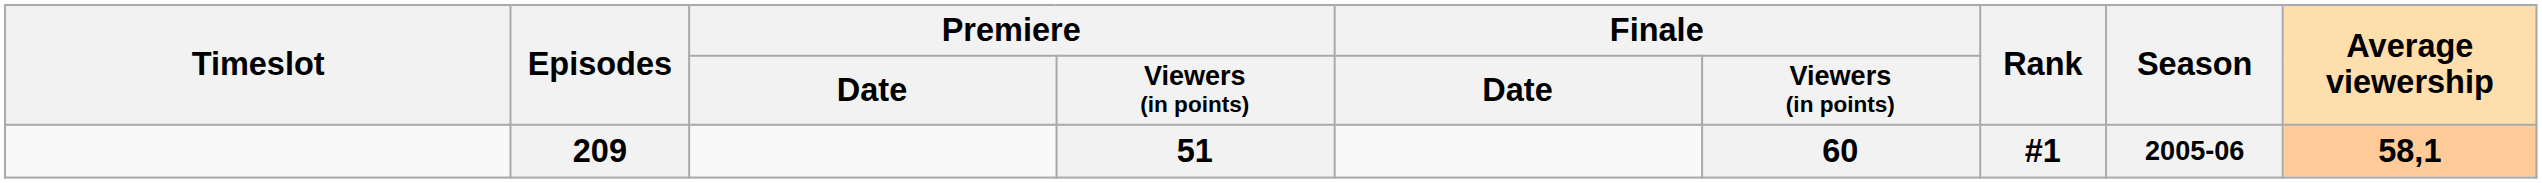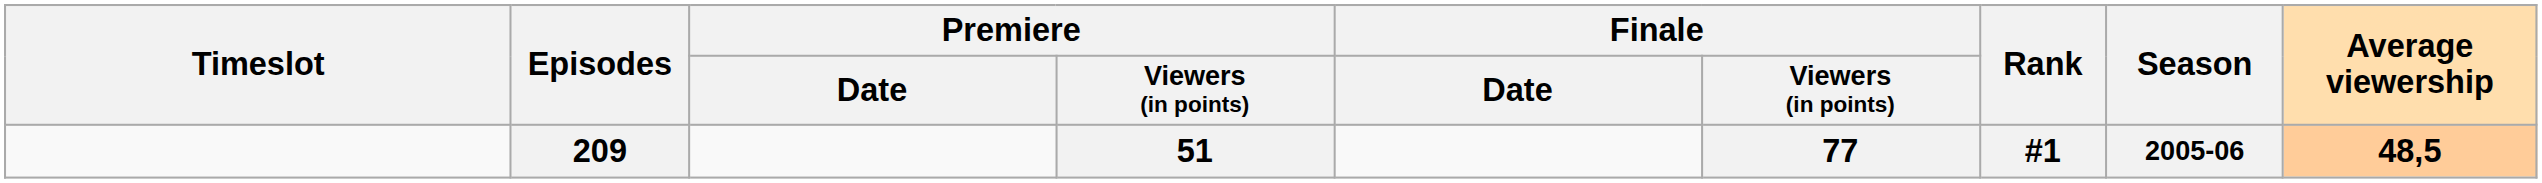(1840, 150) 60 -> (1840, 150) 77
(2410, 150) 58,1 -> (2410, 150) 48,5
